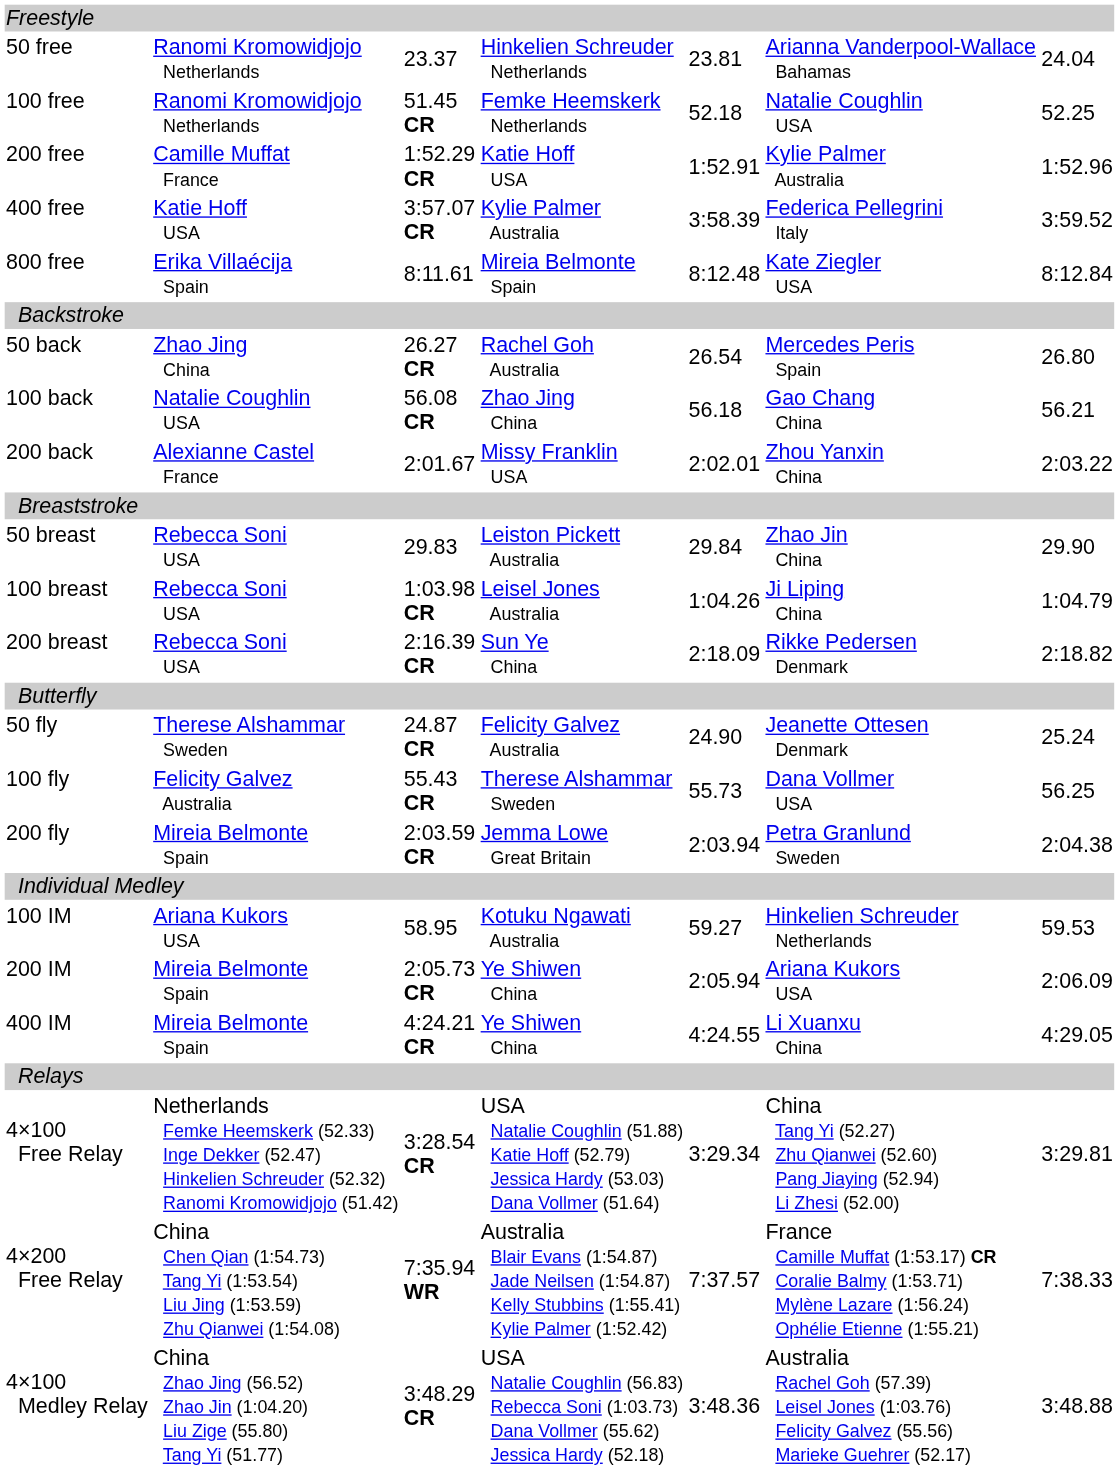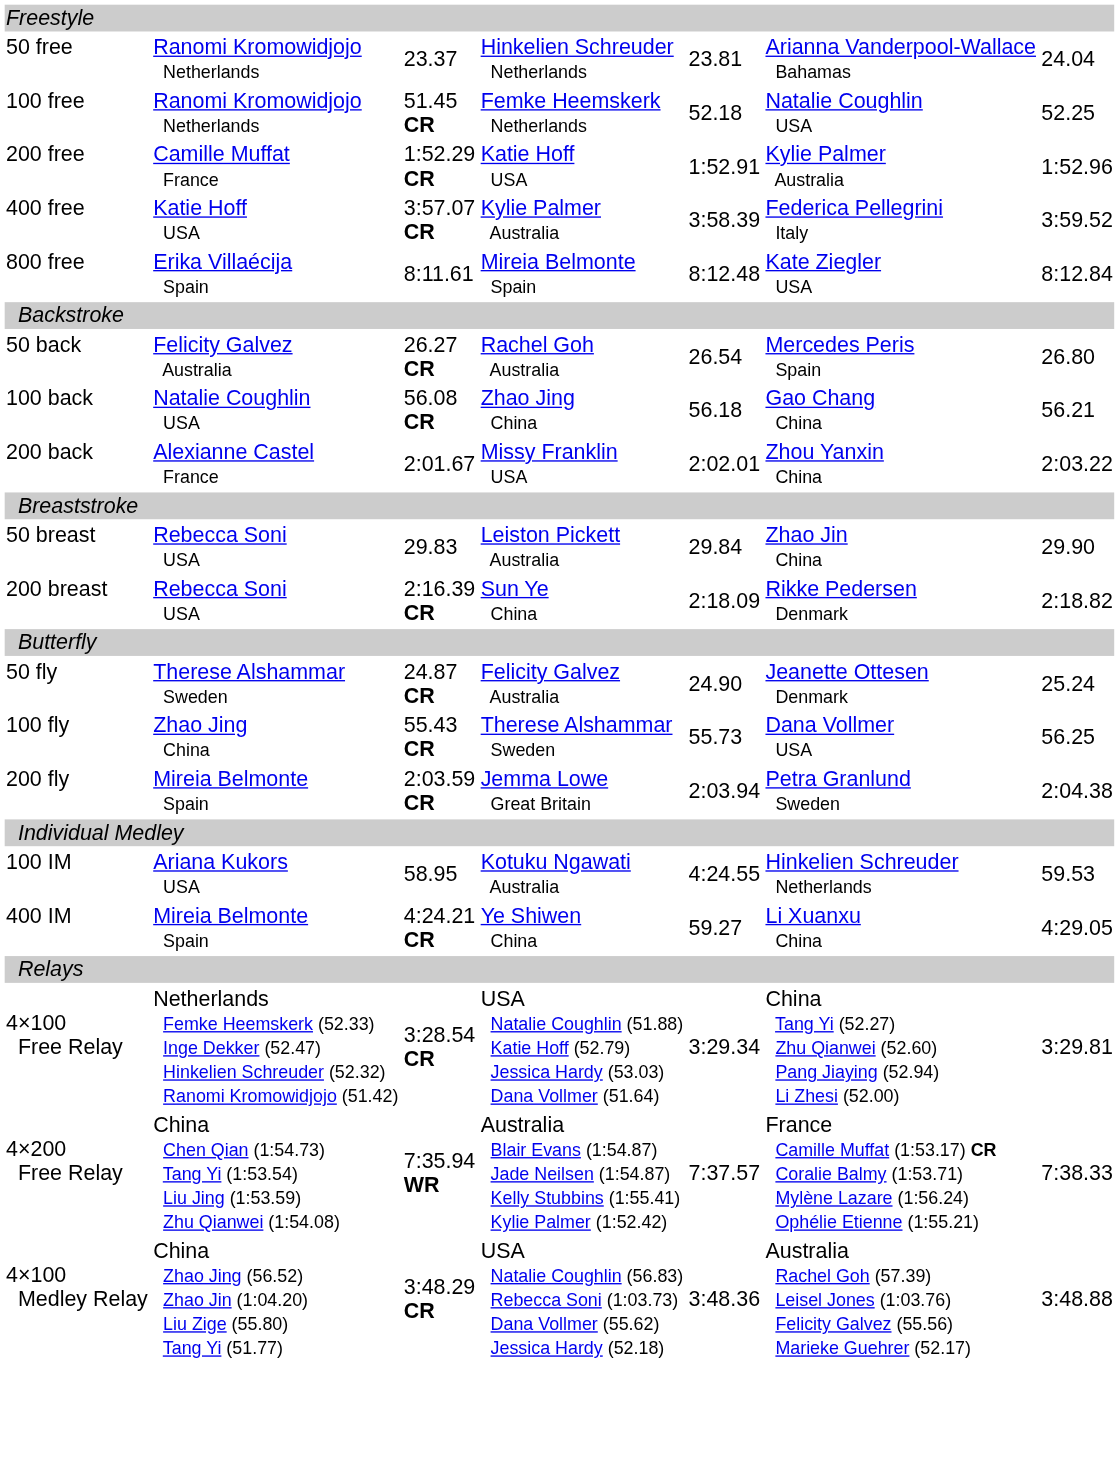(200, 356) Zhao Jing China -> (223, 356) Felicity Galvez Australia
- row: (57, 600)
(223, 791) Felicity Galvez Australia -> (200, 737) Zhao Jing China
(715, 927) 59.27 -> (724, 874) 4:24.55
- row: (39, 981)
(724, 1034) 4:24.55 -> (715, 927) 59.27
